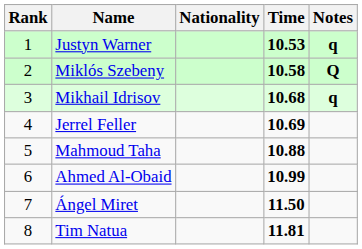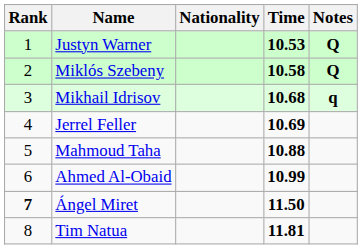(333, 44) q -> (333, 44) Q
(28, 204) normal -> (28, 204) bold
